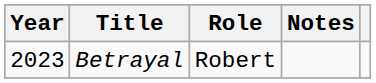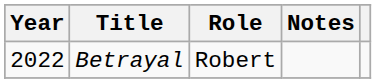(37, 60) 2023 -> (37, 60) 2022
